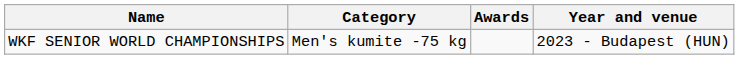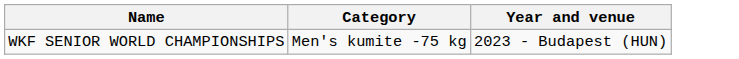- column: (502, 17)
